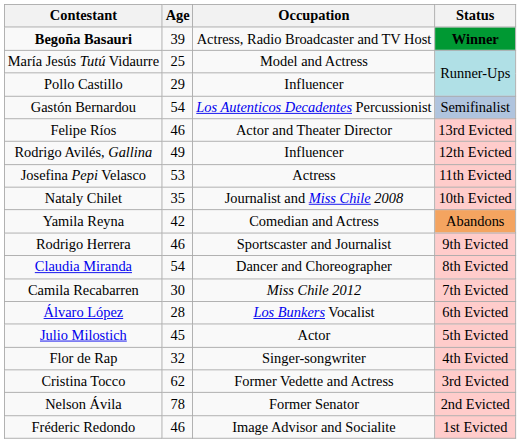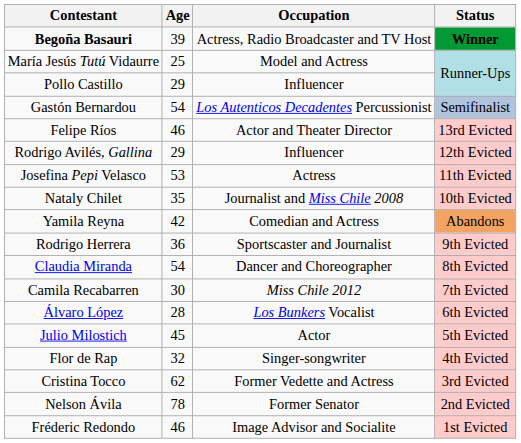(178, 152) 49 -> (178, 152) 29
(178, 244) 46 -> (178, 244) 36
